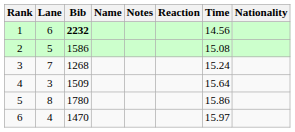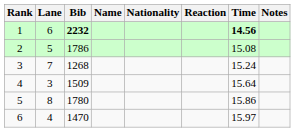columns swapped: (261, 13) <-> (140, 13)
(217, 30) normal -> (244, 30) bold
(78, 48) 1586 -> (78, 48) 1786
